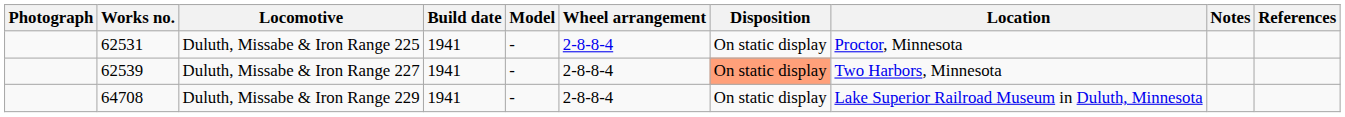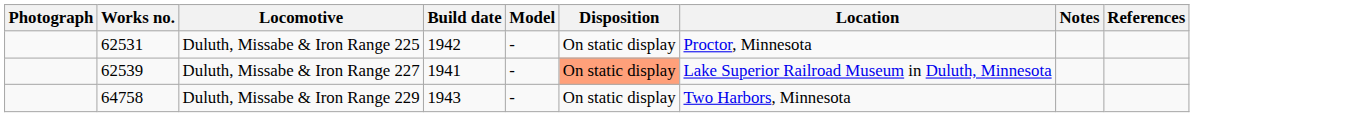- column: (634, 17)
(444, 44) 1941 -> (444, 44) 1942
(918, 71) Two Harbors, Minnesota -> (868, 71) Lake Superior Railroad Museum in Duluth, Minnesota
(122, 97) 64708 -> (122, 97) 64758
(444, 97) 1941 -> (444, 97) 1943
(1019, 97) Lake Superior Railroad Museum in Duluth, Minnesota -> (767, 97) Two Harbors, Minnesota
